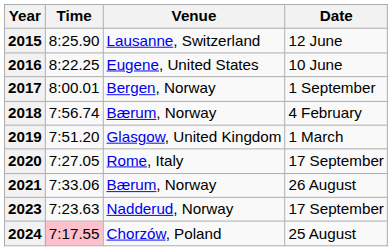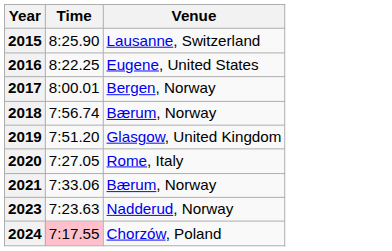- column: (336, 16)
